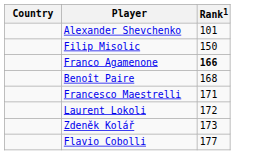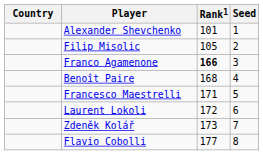+ column: (244, 14)
(209, 47) 150 -> (209, 47) 105
